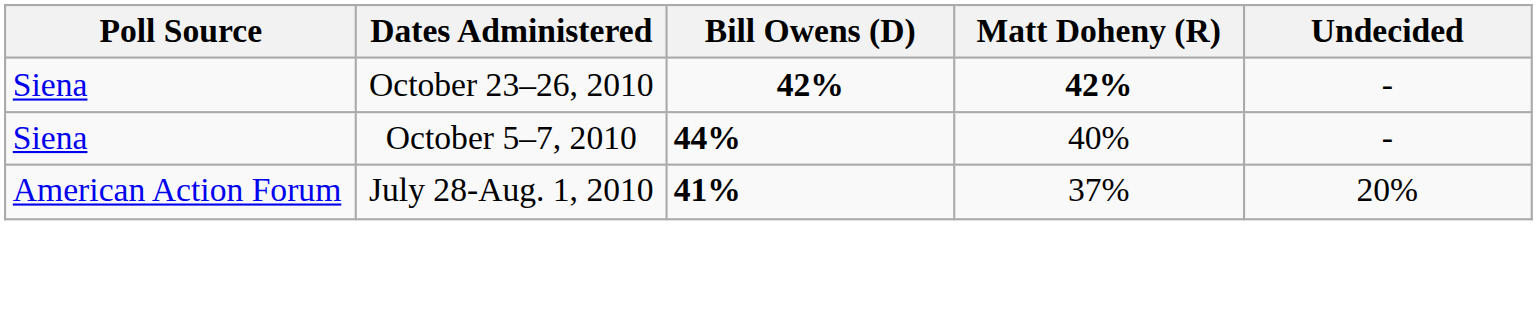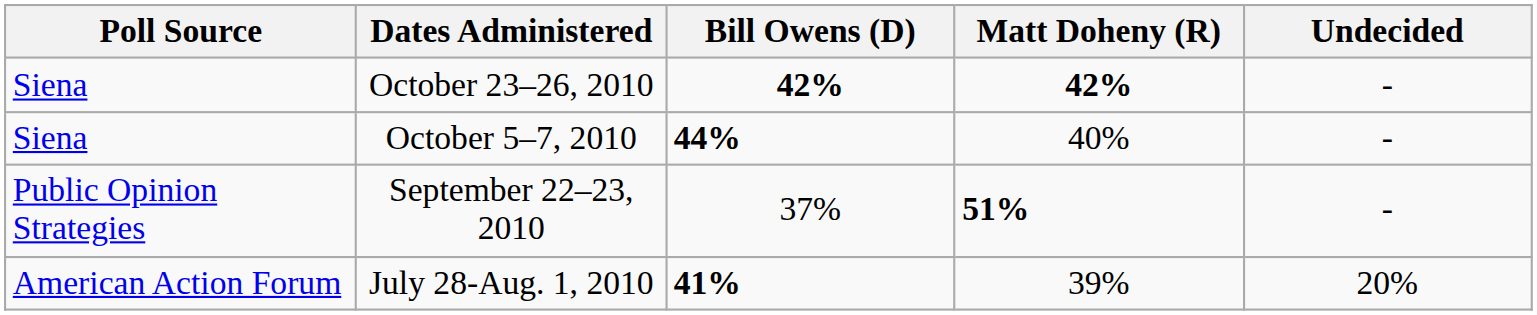+ row: (511, 209)
(1099, 191) 37% -> (1099, 282) 39%
